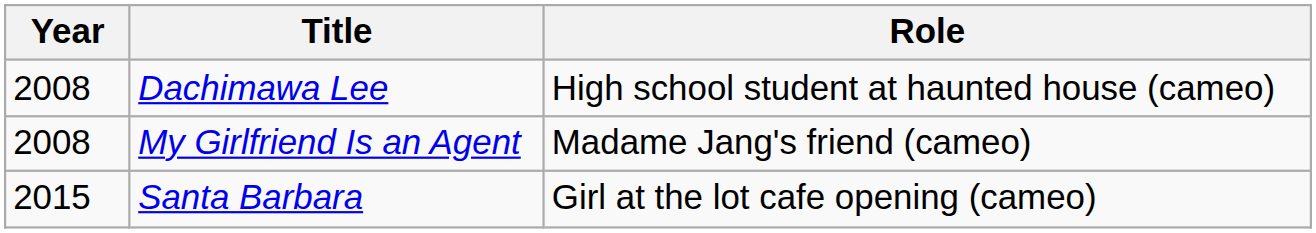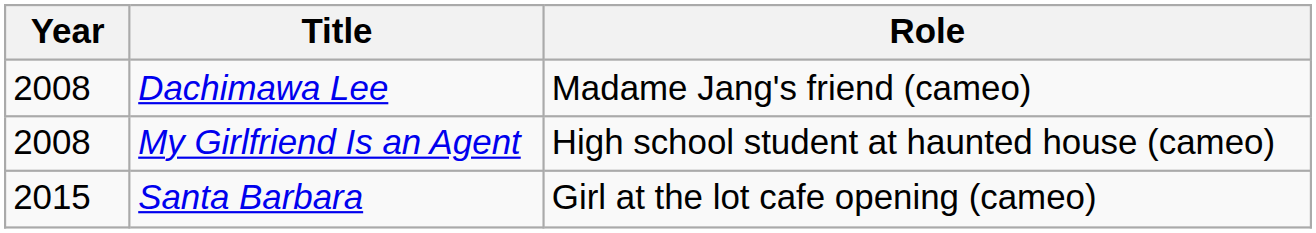(913, 87) High school student at haunted house (cameo) -> (792, 87) Madame Jang's friend (cameo)
(792, 142) Madame Jang's friend (cameo) -> (913, 142) High school student at haunted house (cameo)
